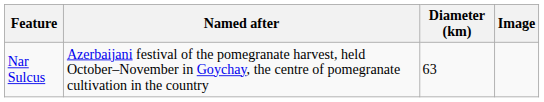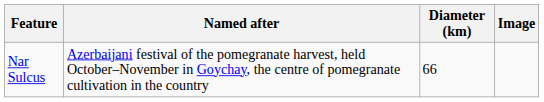(430, 69) 63 -> (430, 69) 66
